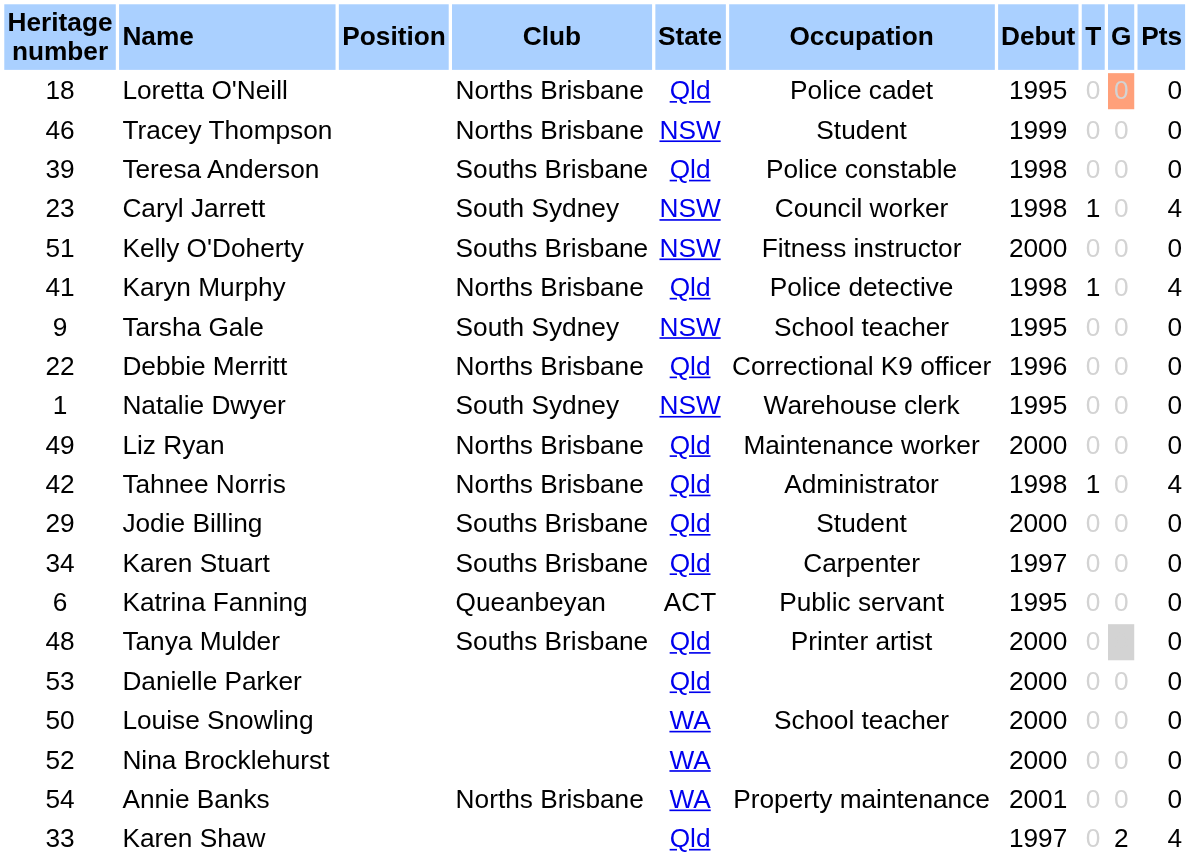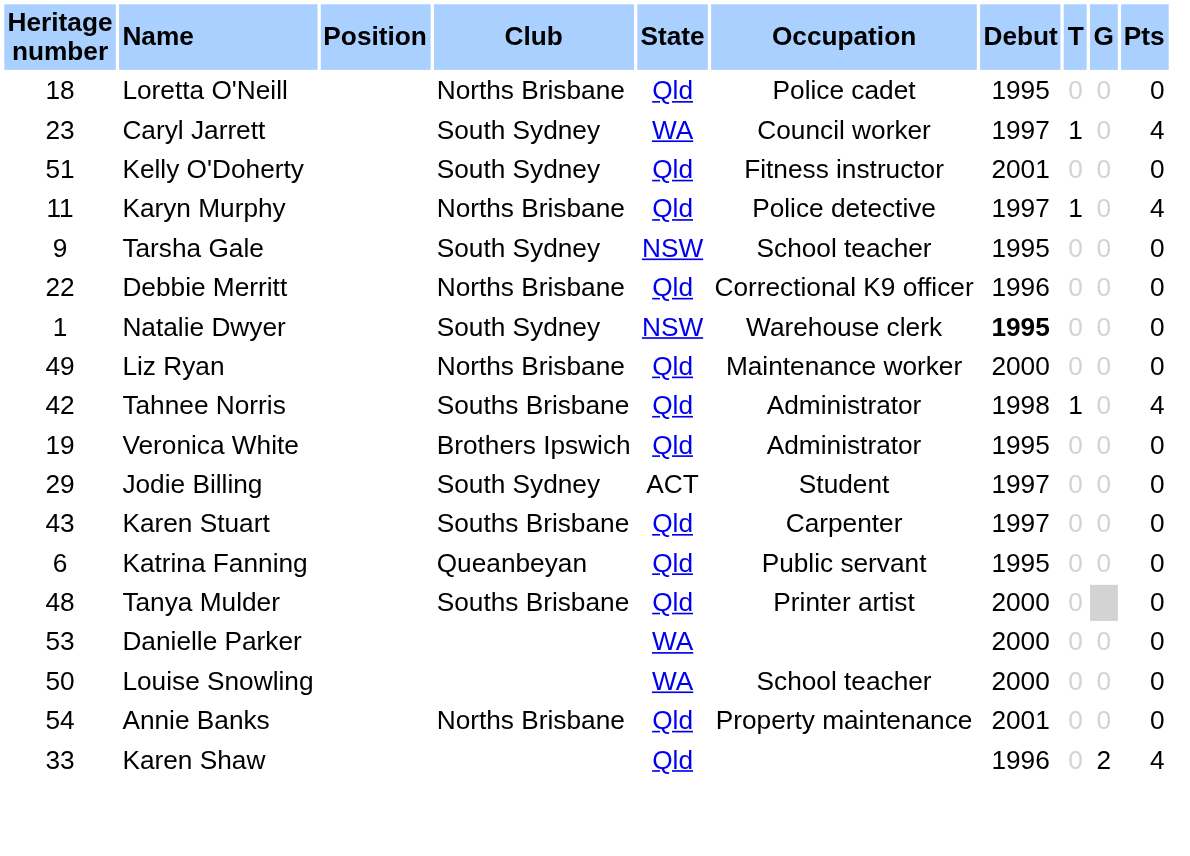(1121, 90) lightsalmon background -> (1104, 90) no background
- row: (227, 130)
- row: (221, 169)
(690, 208) NSW -> (673, 130) WA
(1038, 208) 1998 -> (1021, 130) 1997
(552, 248) Souths Brisbane -> (518, 169) South Sydney
(690, 248) NSW -> (673, 169) Qld
(1038, 248) 2000 -> (1021, 169) 2001
(60, 287) 41 -> (60, 208) 11
(1038, 287) 1998 -> (1021, 208) 1997
(1038, 405) normal -> (1021, 327) bold
(550, 484) Norths Brisbane -> (533, 405) Souths Brisbane
+ row: (211, 445)
(552, 523) Souths Brisbane -> (518, 484) South Sydney
(690, 523) Qld -> (673, 484) ACT
(1038, 523) 2000 -> (1021, 484) 1997
(60, 563) 34 -> (60, 523) 43
(690, 602) ACT -> (673, 563) Qld
(690, 681) Qld -> (673, 641) WA
- row: (226, 760)
(690, 799) WA -> (673, 720) Qld
(1038, 838) 1997 -> (1021, 760) 1996
